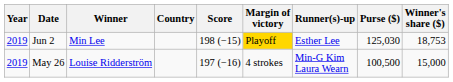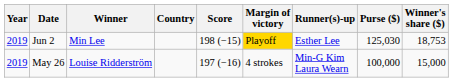(383, 63) 100,500 -> (383, 63) 100,000
